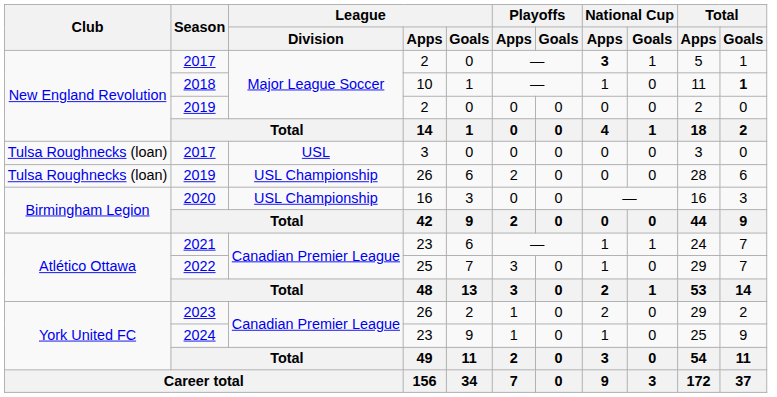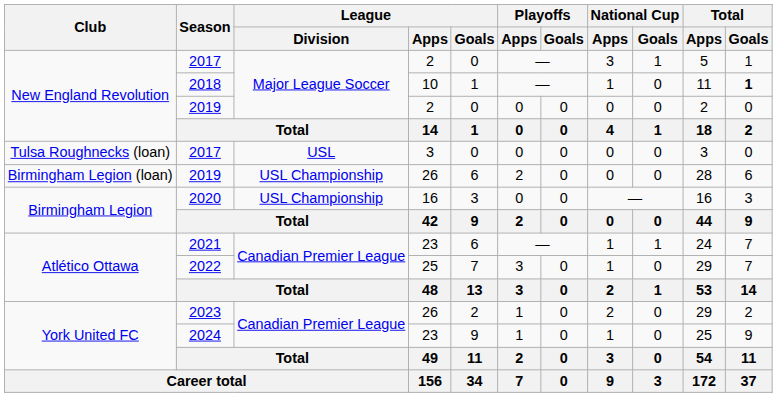(605, 61) bold -> (610, 61) normal
(88, 175) Tulsa Roughnecks (loan) -> (90, 175) Birmingham Legion (loan)
